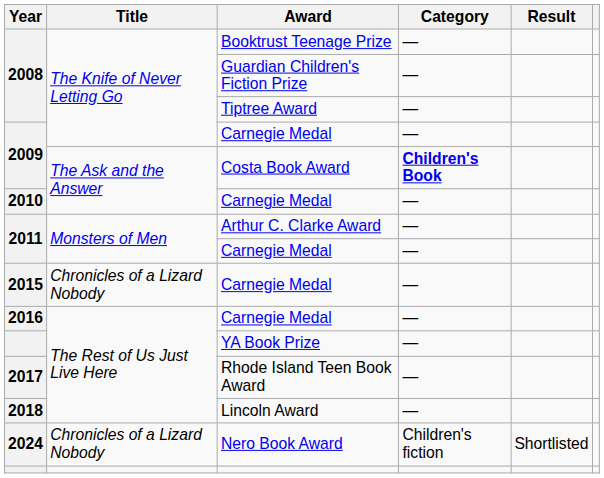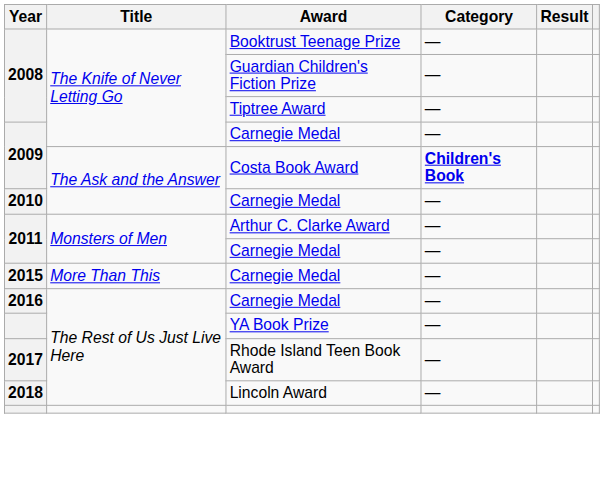(126, 284) Chronicles of a Lizard Nobody -> (105, 276) More Than This
- row: (26, 444)
